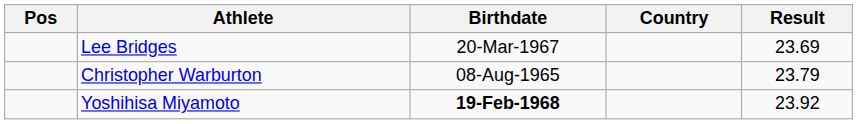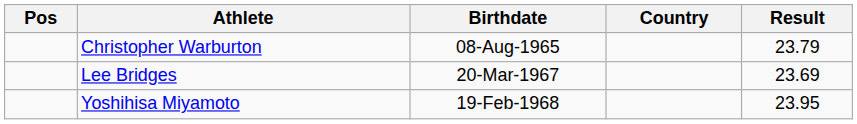rows swapped: (129, 47) <-> (171, 75)
(508, 103) bold -> (508, 103) normal
(797, 103) 23.92 -> (797, 103) 23.95
